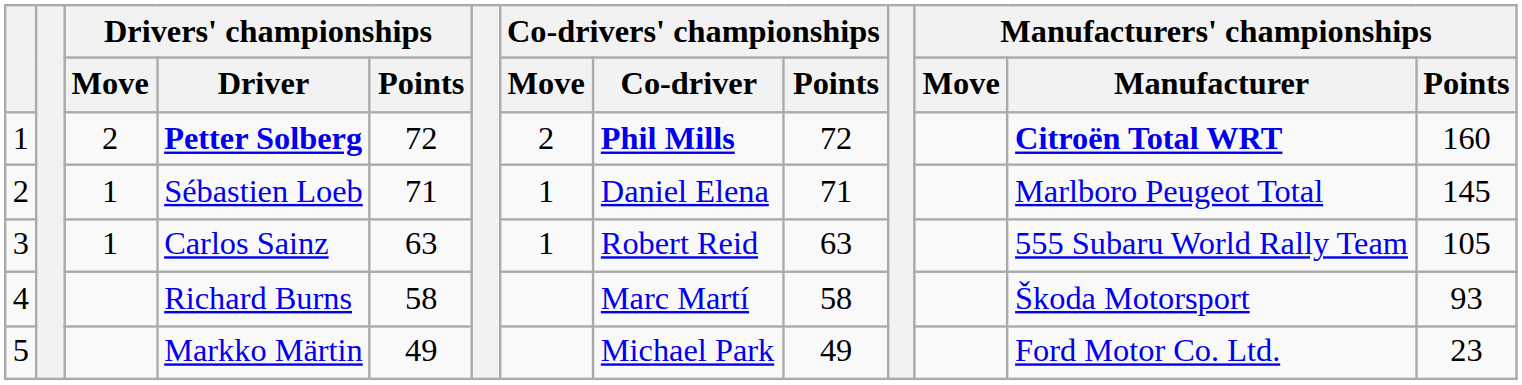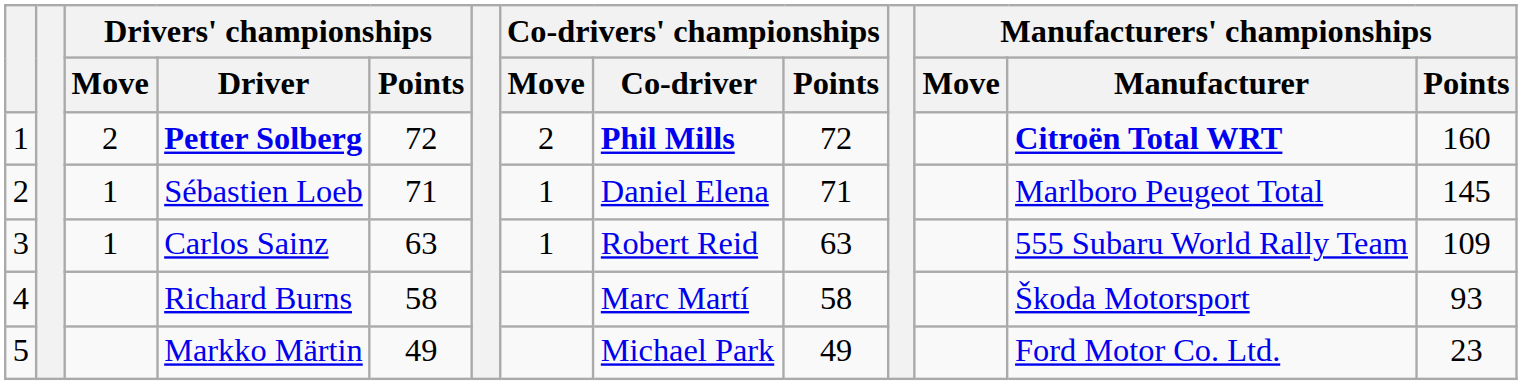(1466, 244) 105 -> (1466, 244) 109
